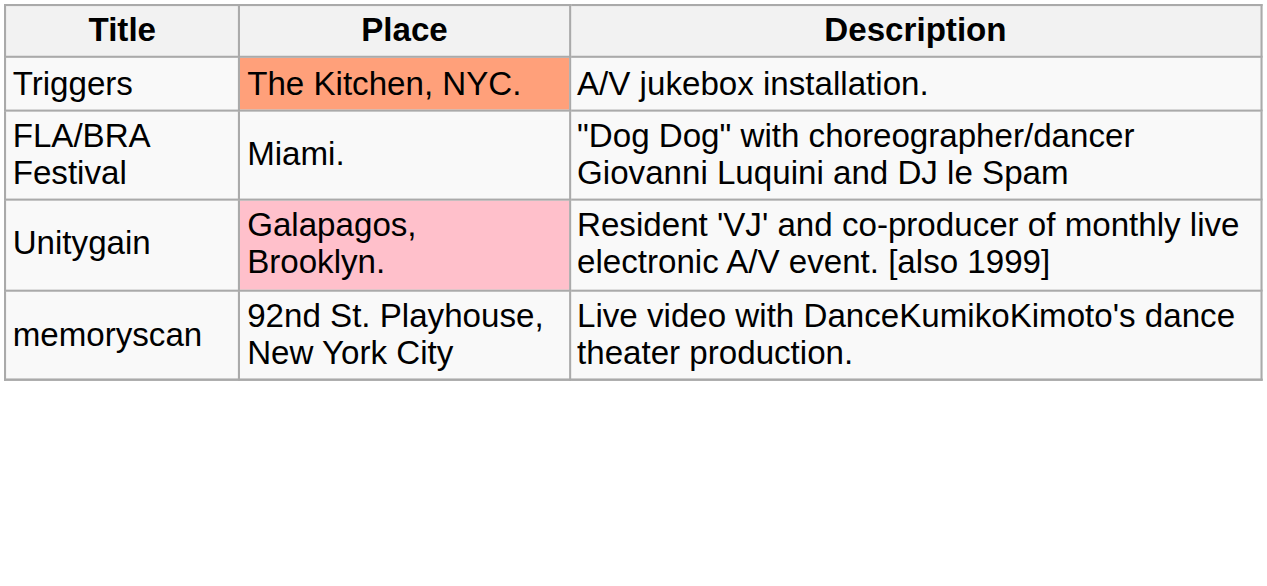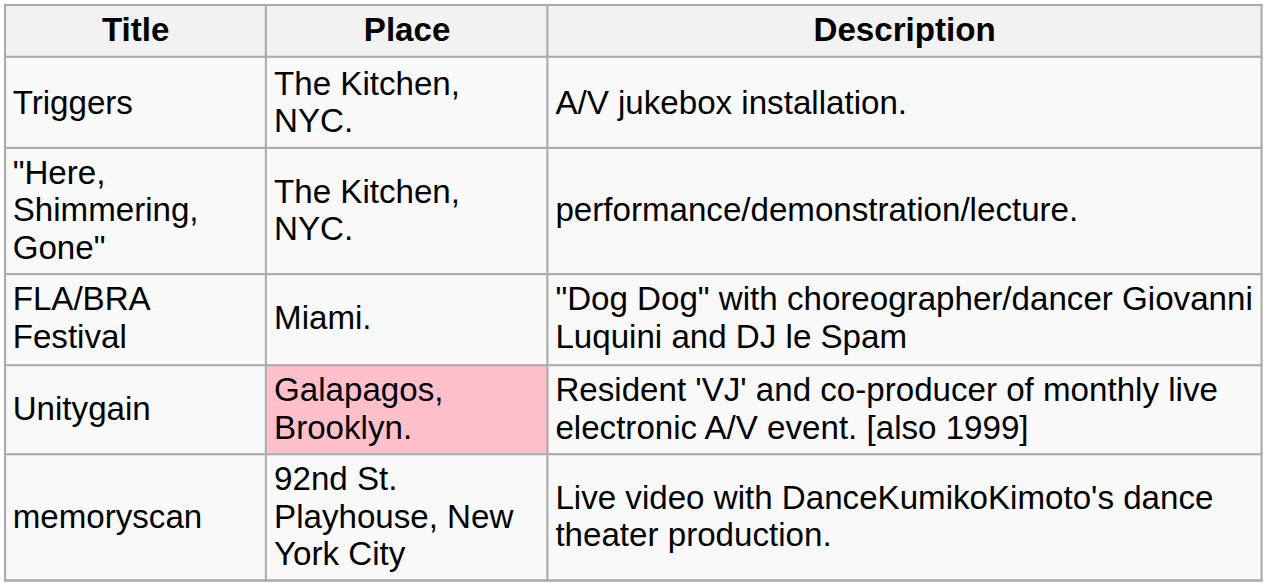(384, 83) lightsalmon background -> (367, 101) no background
+ row: (106, 210)
